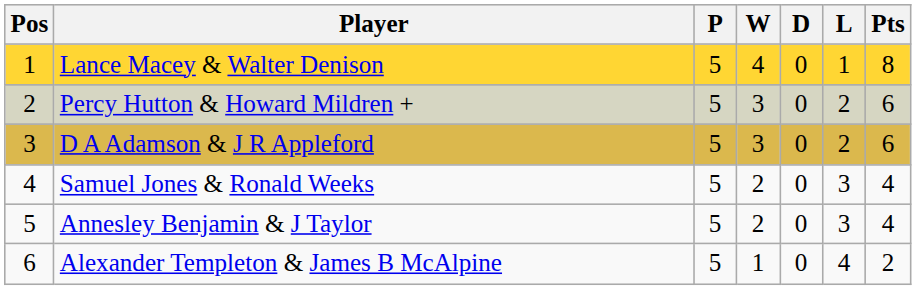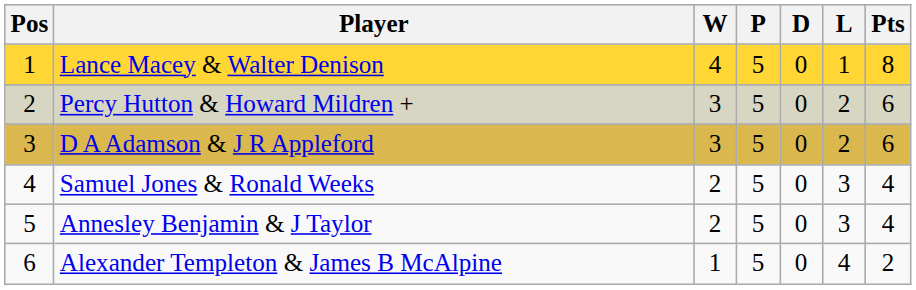columns swapped: (715, 24) <-> (758, 24)
